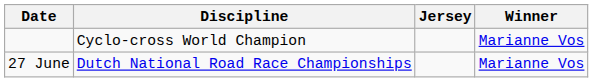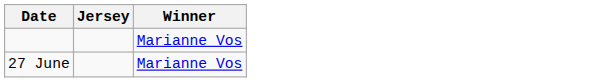- column: (244, 17)
